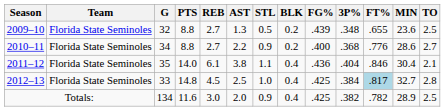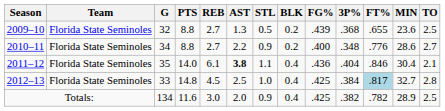(350, 30) .348 -> (350, 30) .368
(350, 47) .368 -> (350, 47) .348
(240, 64) normal -> (240, 64) bold
